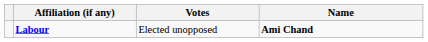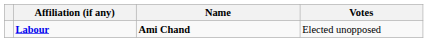columns swapped: (341, 12) <-> (197, 12)
